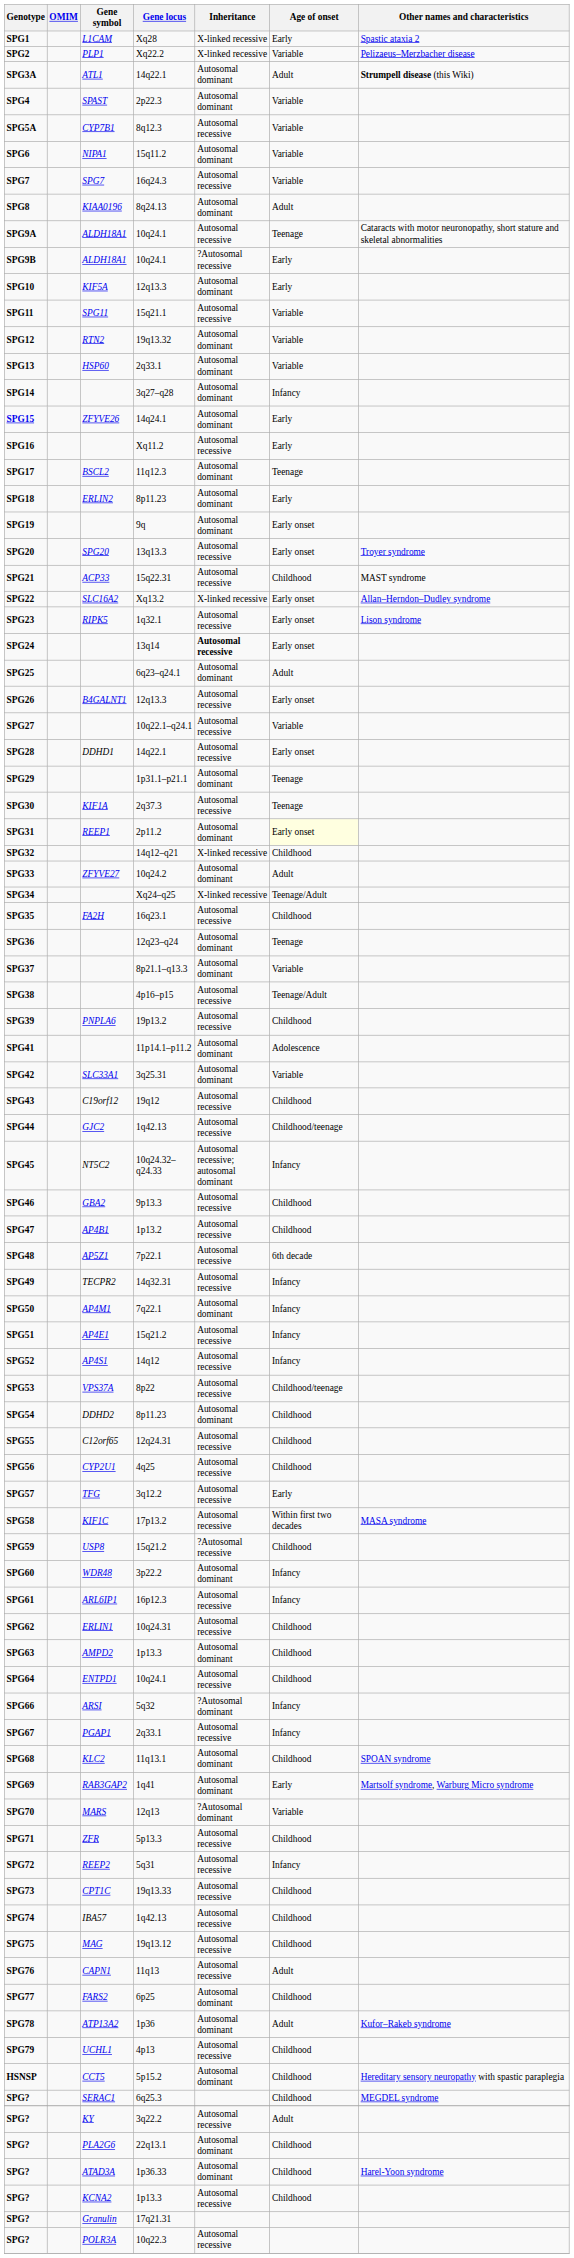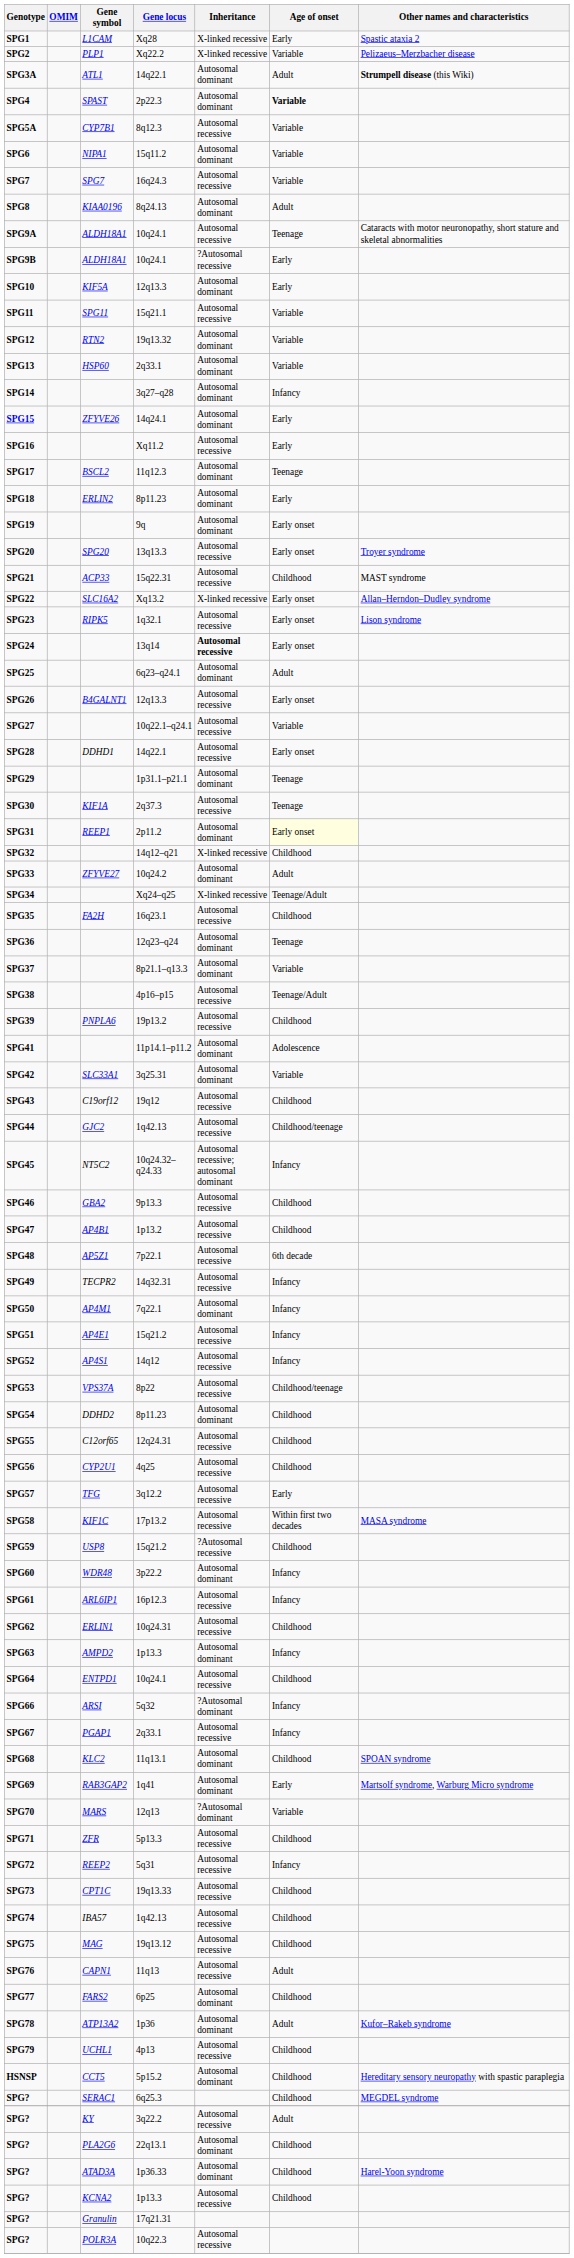(288, 101) normal -> (289, 101) bold
(292, 1653) Childhood -> (286, 1653) Infancy
